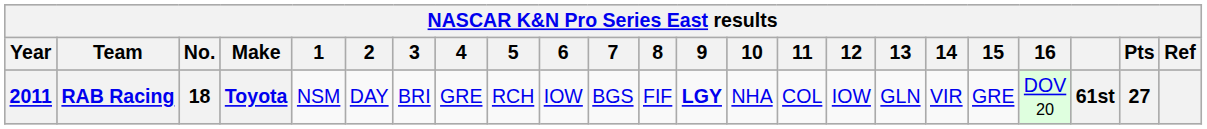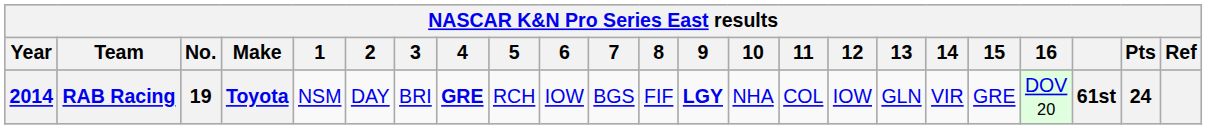(31, 97) 2011 -> (31, 97) 2014
(200, 97) 18 -> (201, 97) 19
(461, 97) normal -> (462, 97) bold
(1140, 97) 27 -> (1141, 97) 24
